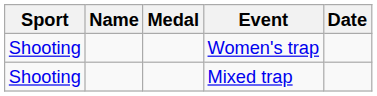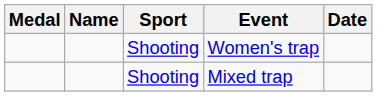columns swapped: (173, 19) <-> (45, 19)
